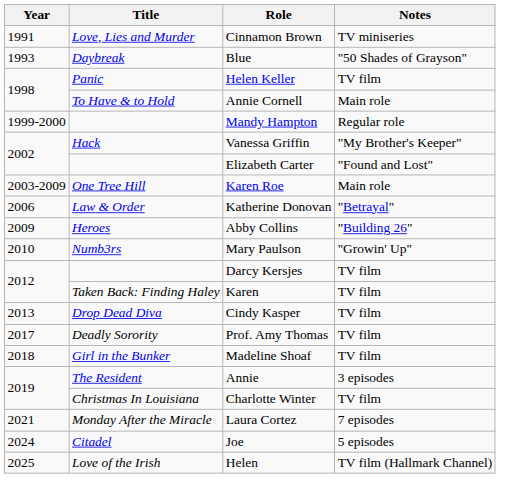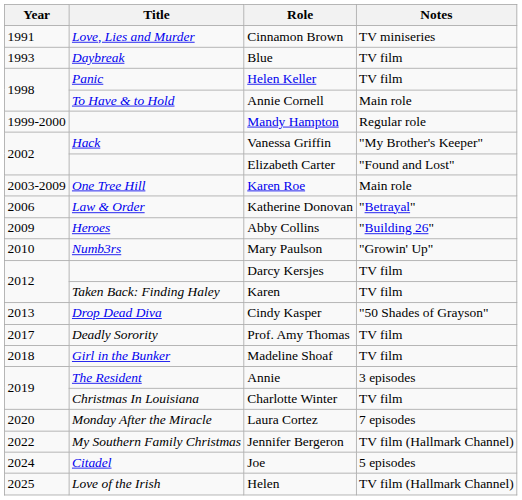(402, 57) "50 Shades of Grayson" -> (381, 57) TV film
(359, 313) TV film -> (424, 313) "50 Shades of Grayson"
(21, 420) 2021 -> (21, 420) 2020
+ row: (295, 441)
